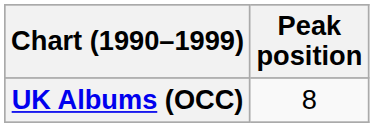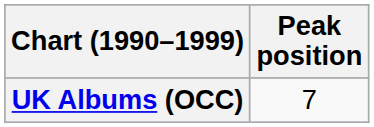(309, 99) 8 -> (309, 99) 7
